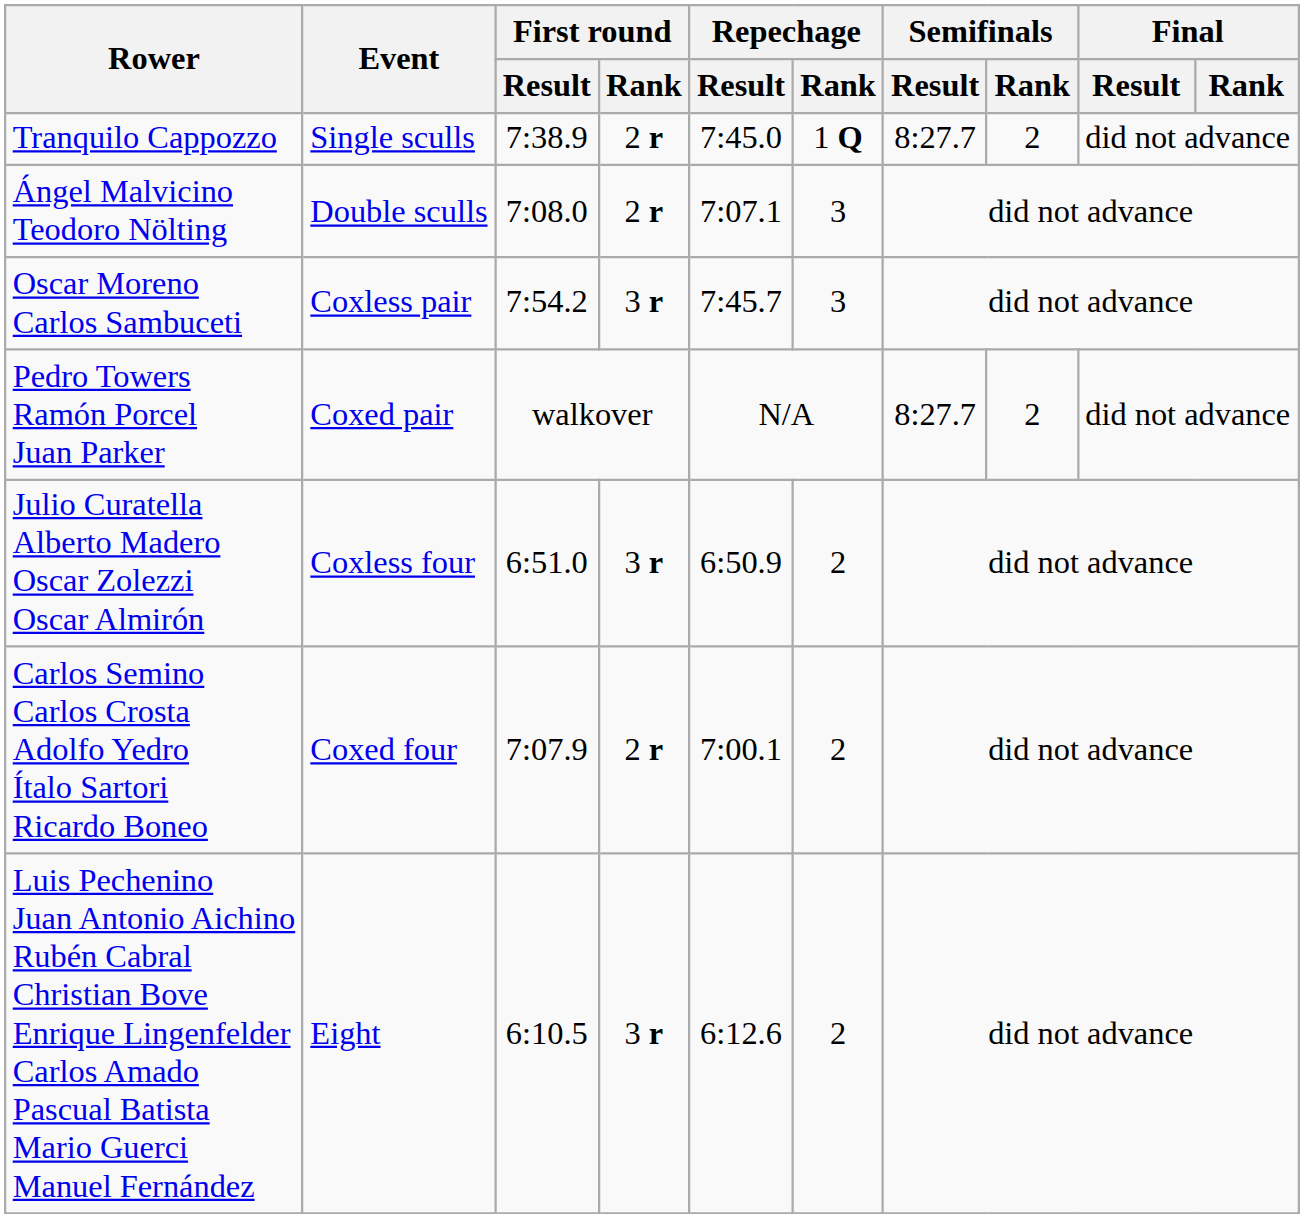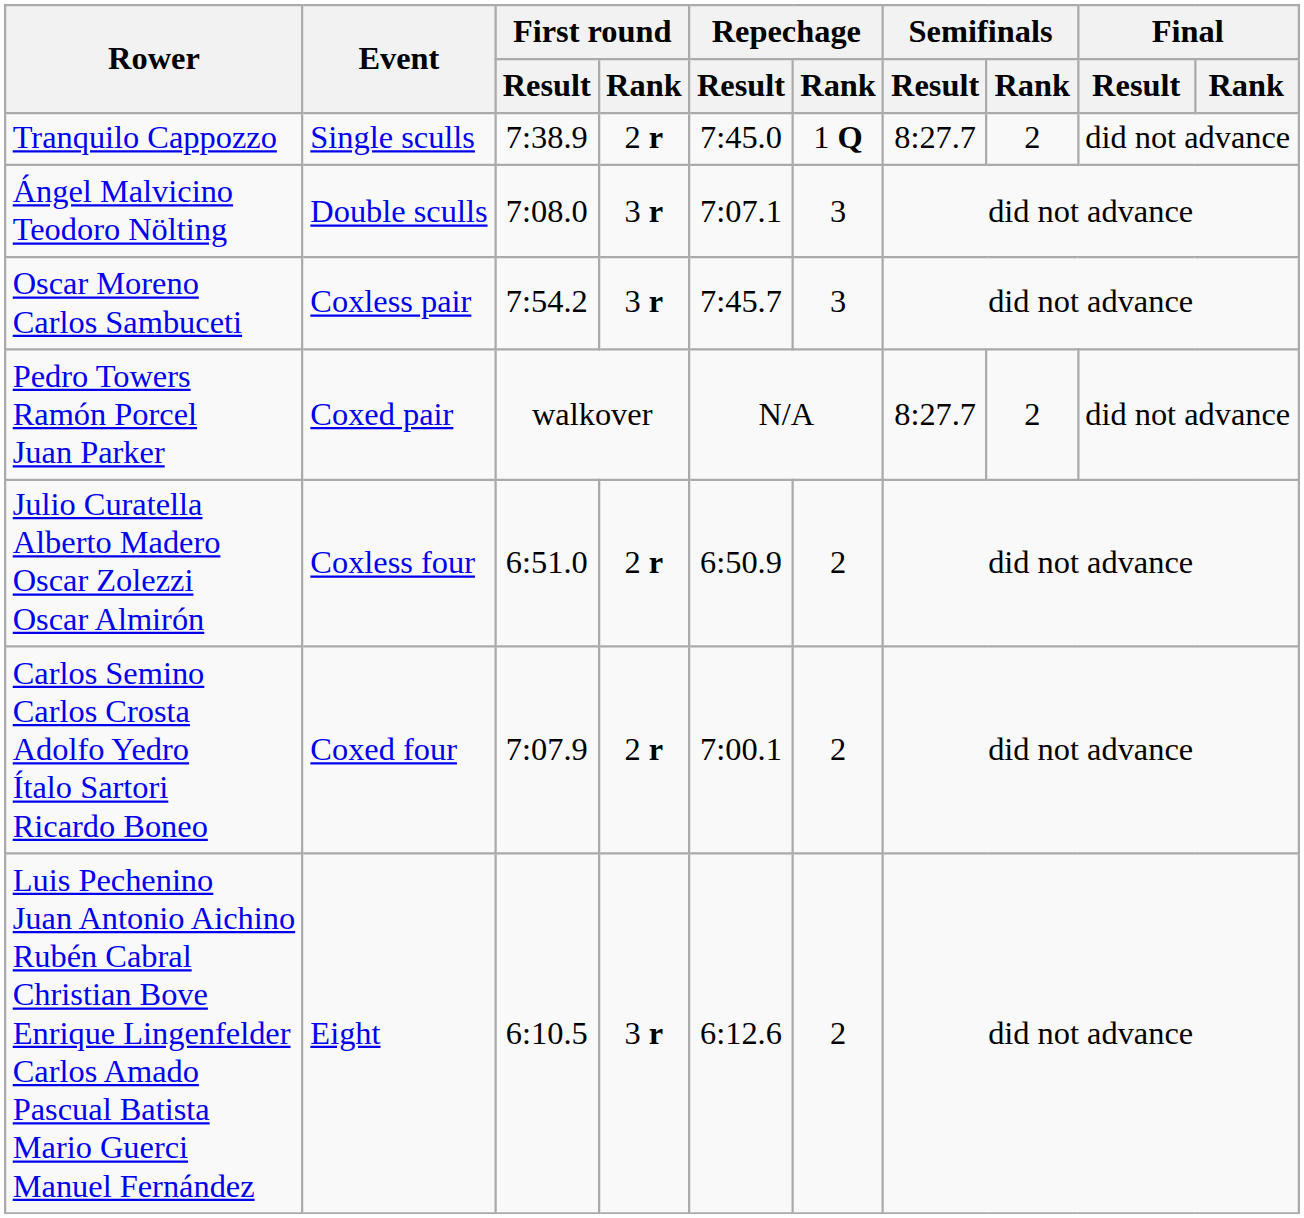(644, 211) 2 r -> (644, 211) 3 r
(644, 562) 3 r -> (644, 562) 2 r
